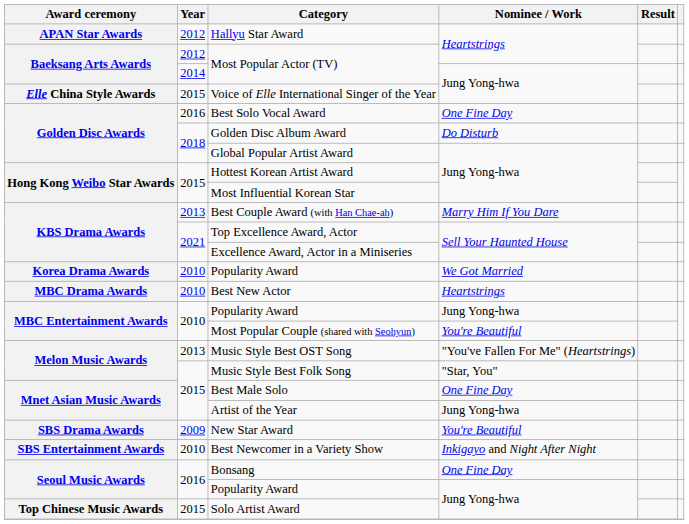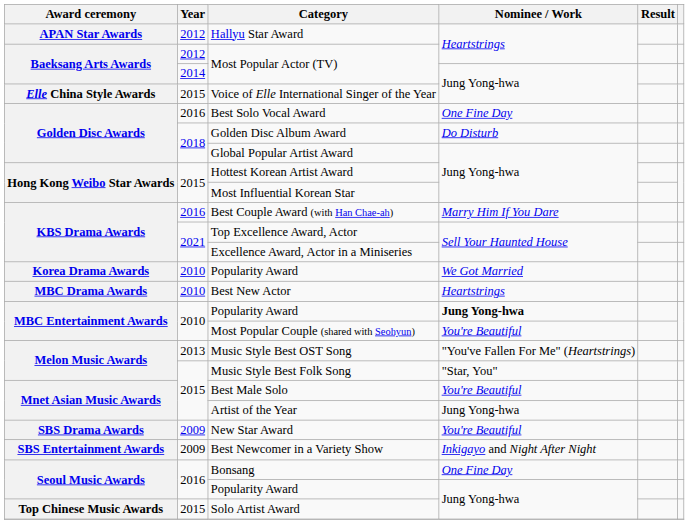(193, 212) 2013 -> (193, 212) 2016
(481, 311) normal -> (483, 311) bold
(477, 390) One Fine Day -> (482, 390) You're Beautiful
(193, 449) 2010 -> (193, 449) 2009
